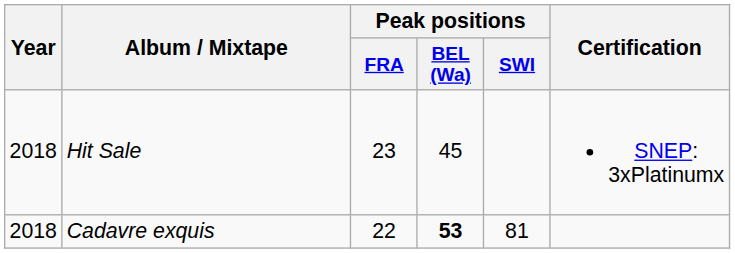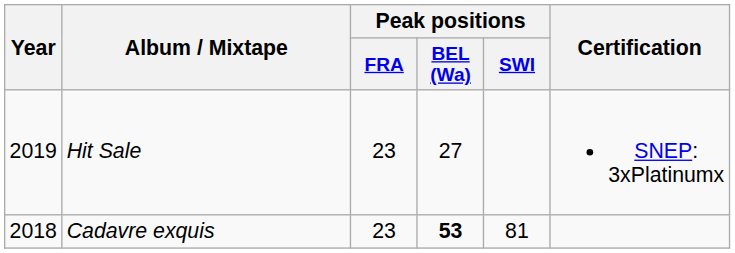(33, 151) 2018 -> (33, 151) 2019
(451, 151) 45 -> (451, 151) 27
(384, 230) 22 -> (384, 230) 23
